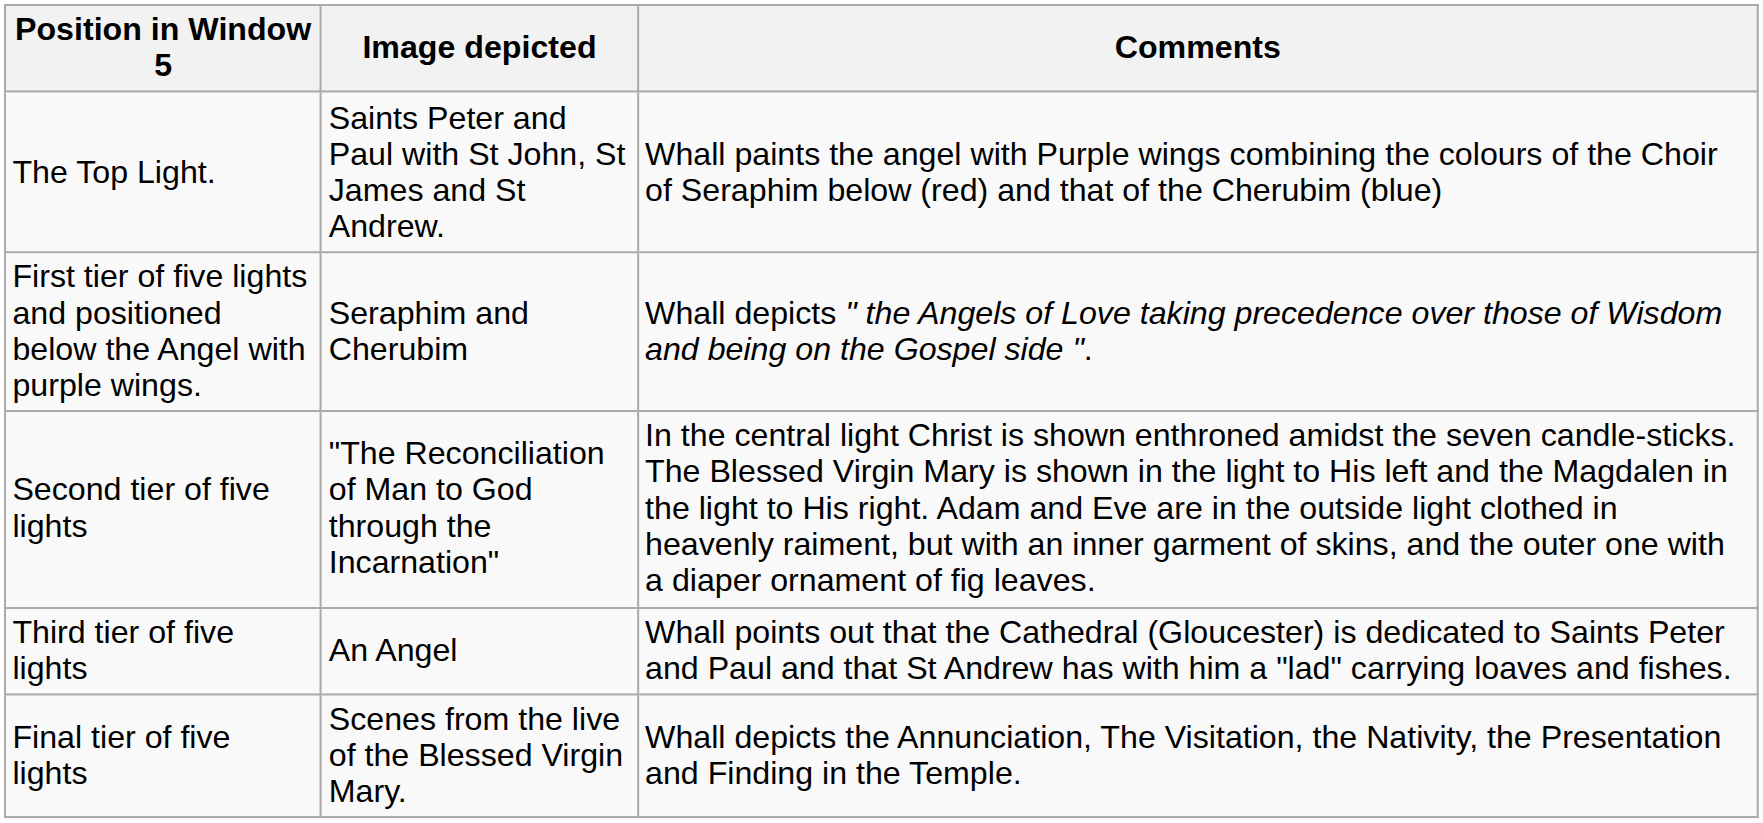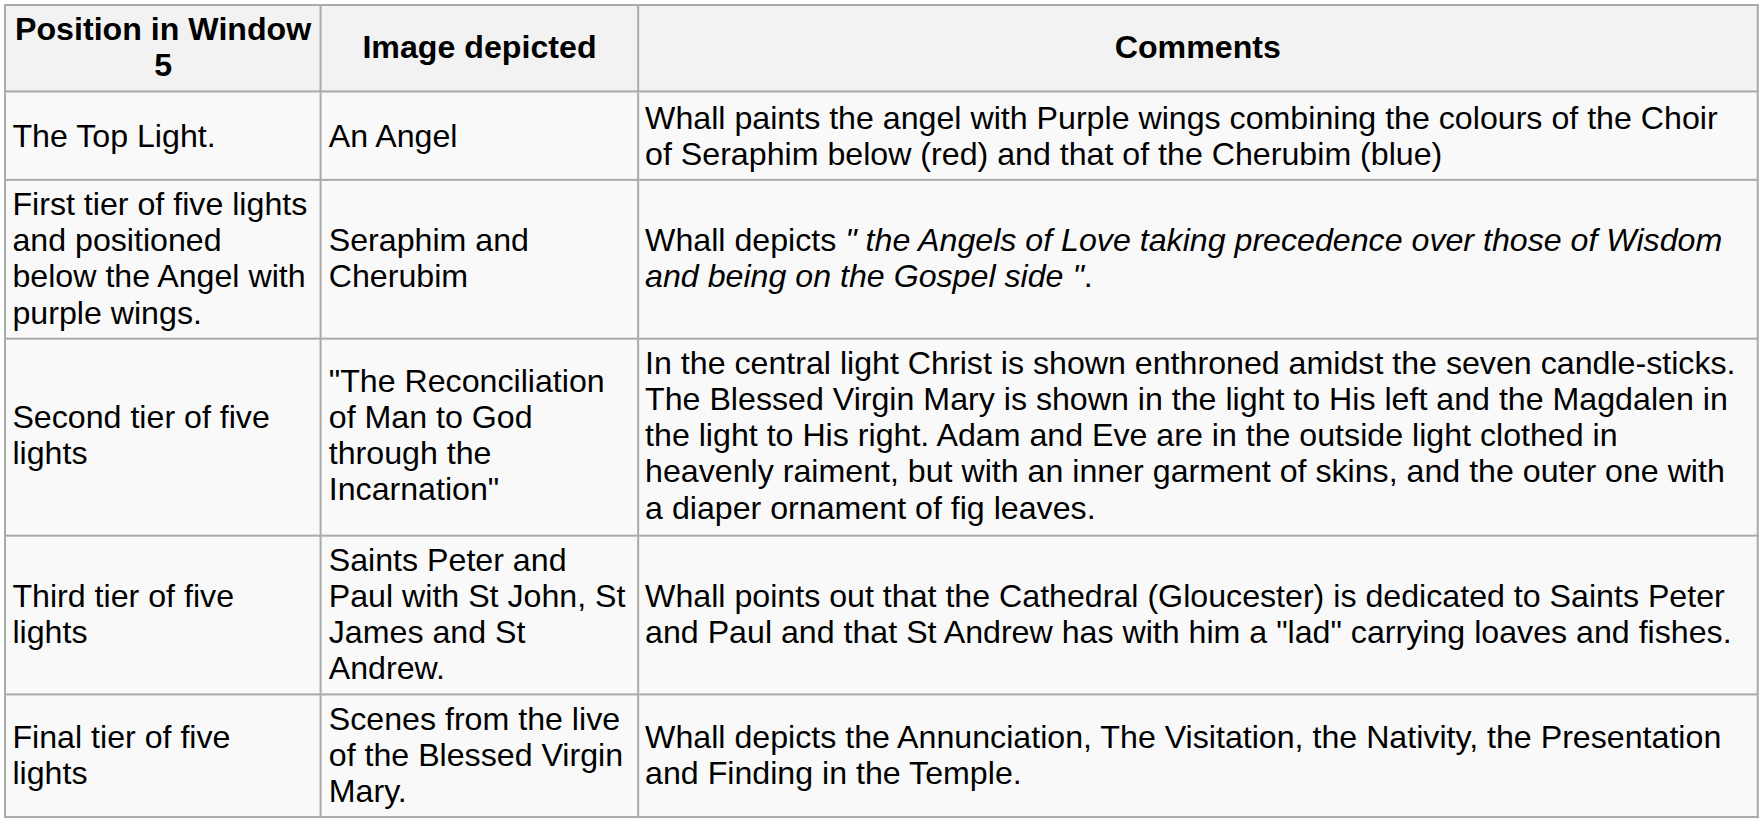(477, 171) Saints Peter and Paul with St John, St James and St Andrew. -> (393, 135) An Angel
(393, 650) An Angel -> (477, 613) Saints Peter and Paul with St John, St James and St Andrew.
